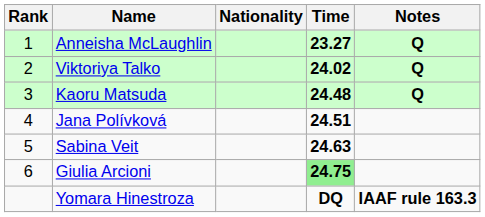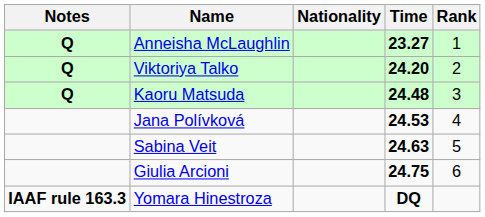columns swapped: (28, 17) <-> (418, 17)
(331, 69) 24.02 -> (409, 69) 24.20
(331, 120) 24.51 -> (409, 120) 24.53
(331, 172) lightgreen background -> (409, 172) no background
